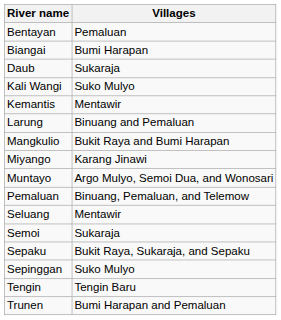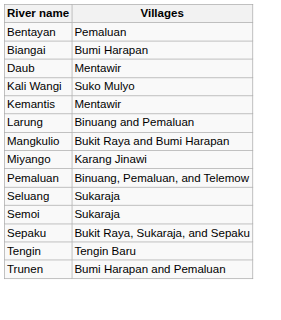(97, 68) Sukaraja -> (98, 68) Mentawir
- row: (29, 178)
(98, 214) Mentawir -> (97, 196) Sukaraja
- row: (35, 269)
